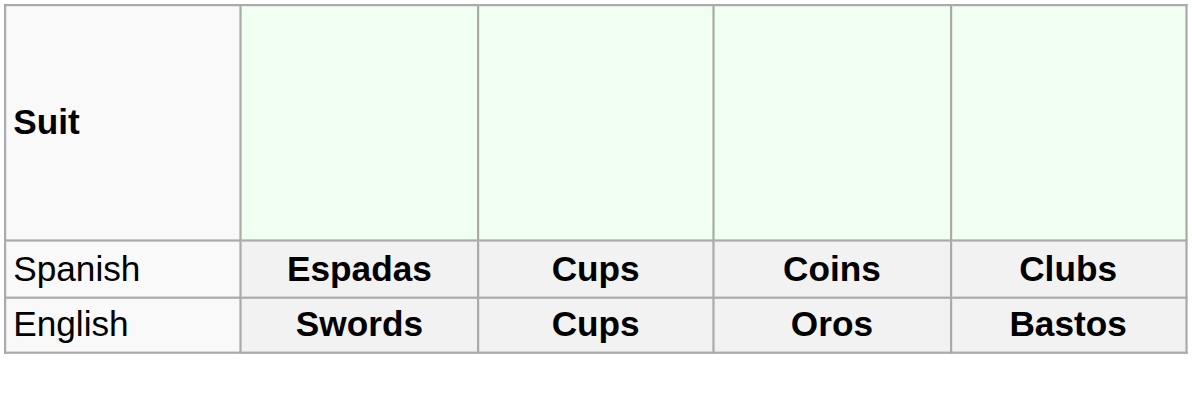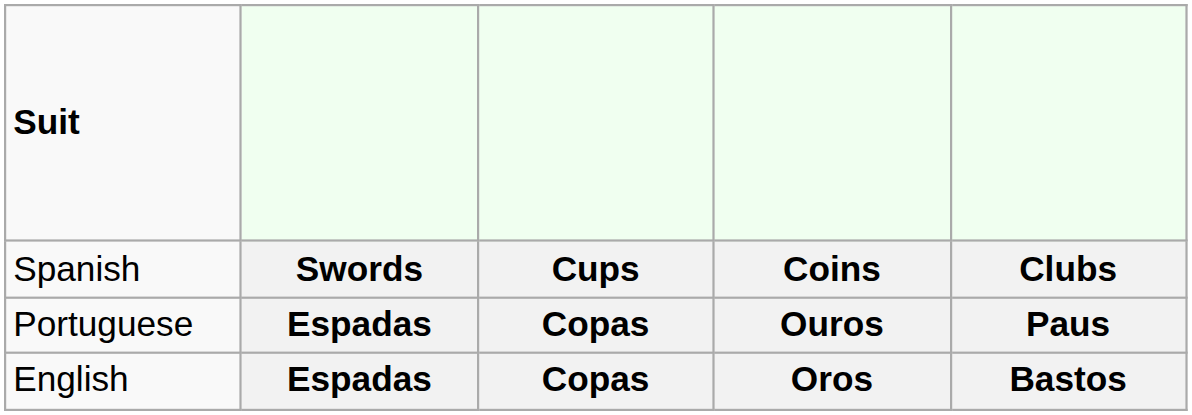(359, 268) Espadas -> (359, 268) Swords
+ row: (832, 324)
(359, 324) Swords -> (359, 380) Espadas
(596, 324) Cups -> (596, 380) Copas
